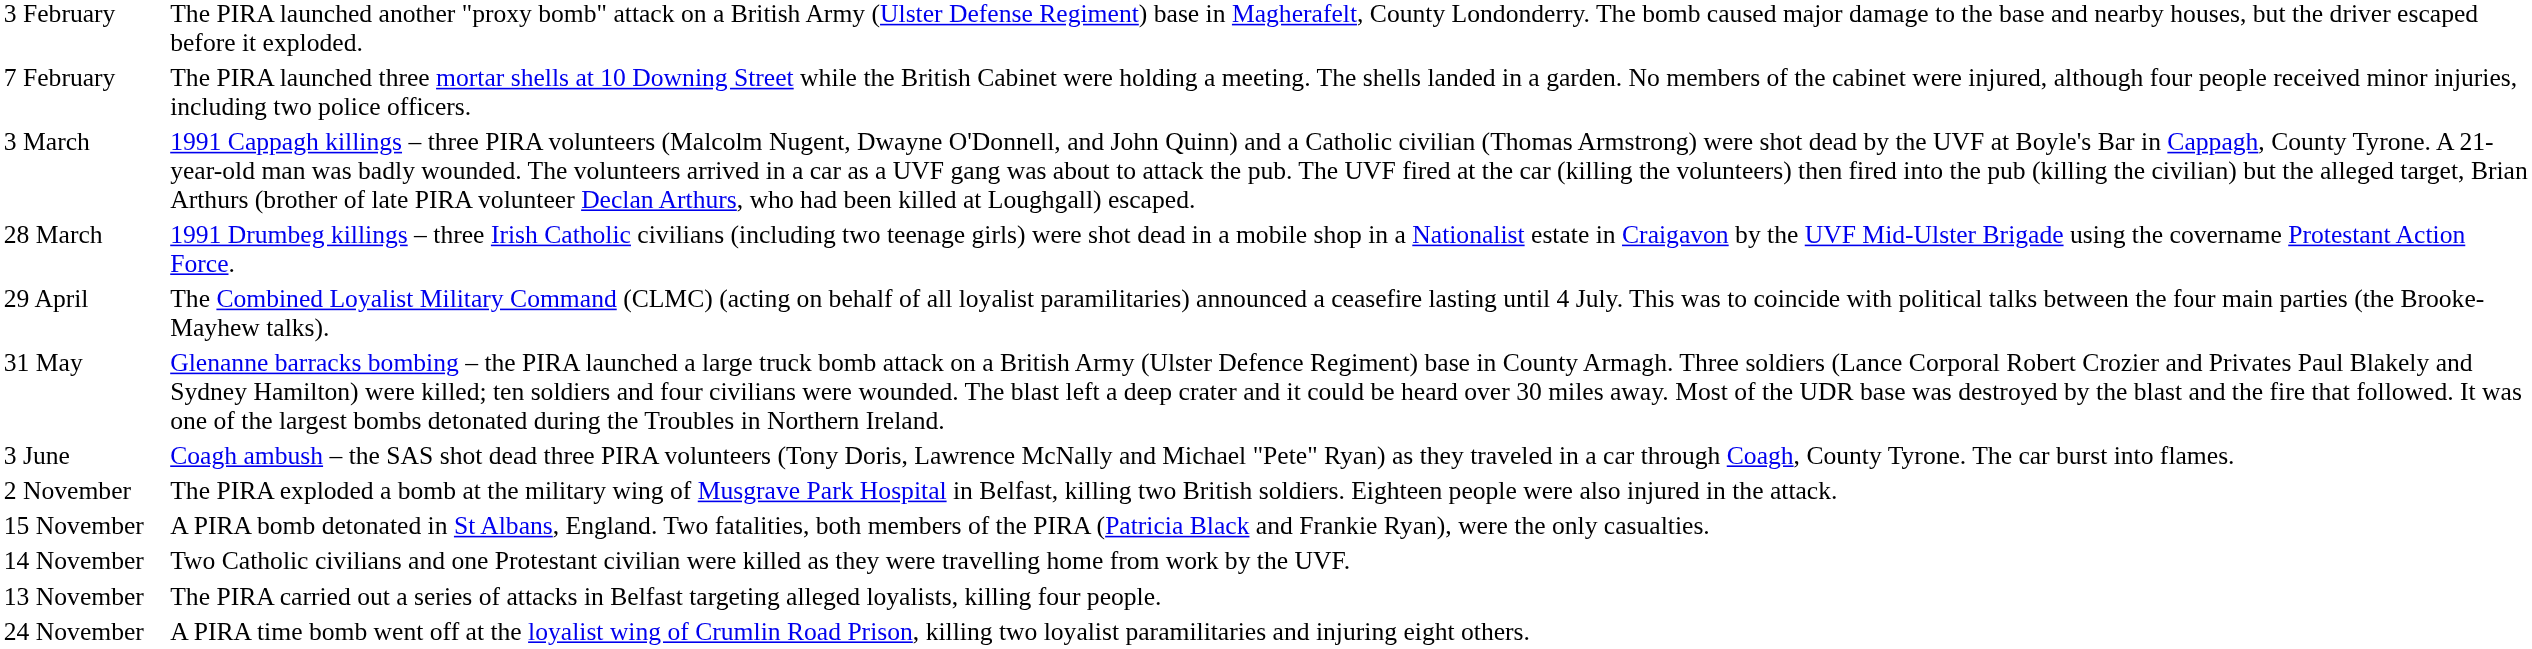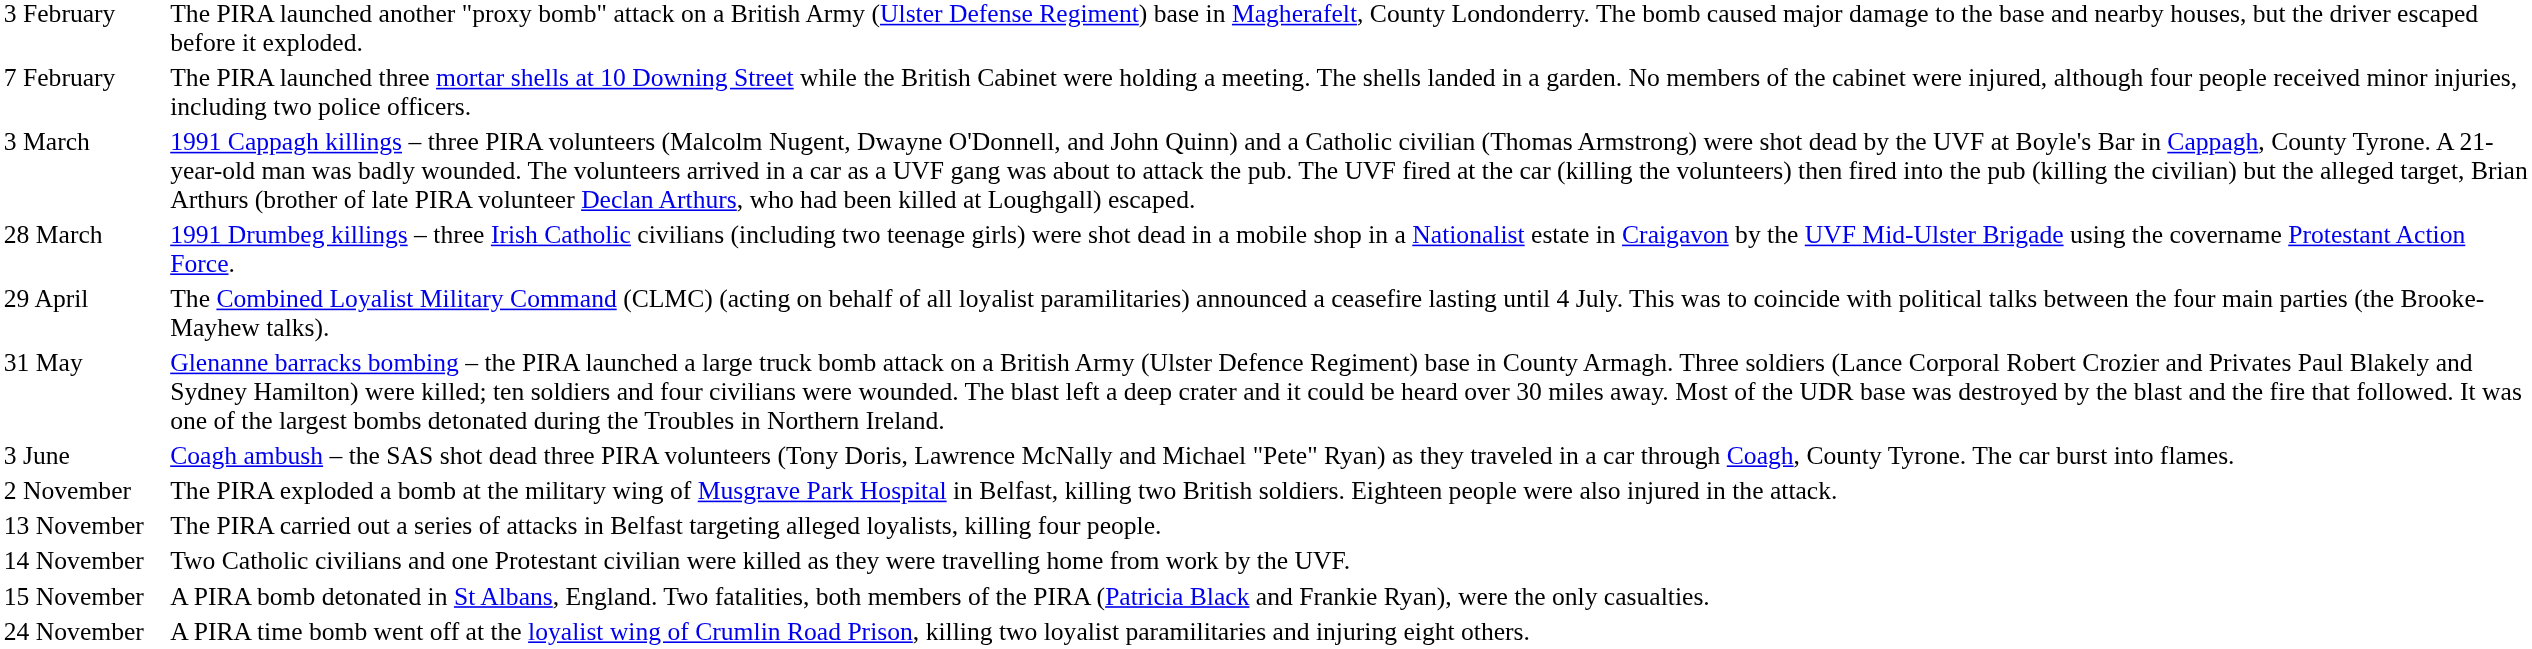rows swapped: (74, 596) <-> (74, 525)
